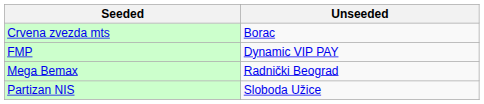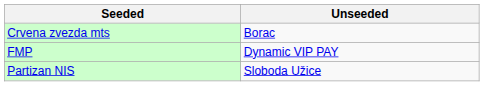- row: (42, 71)
